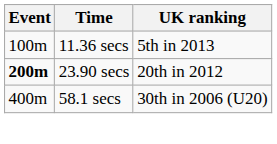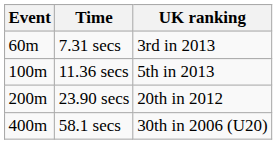+ row: (90, 44)
(28, 71) bold -> (28, 98) normal
